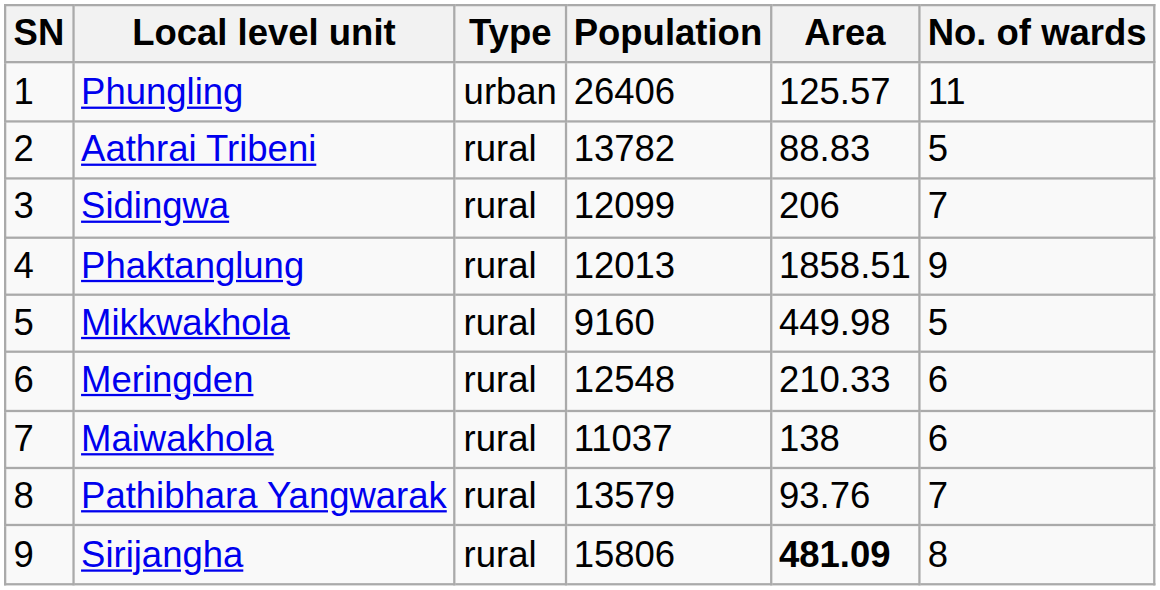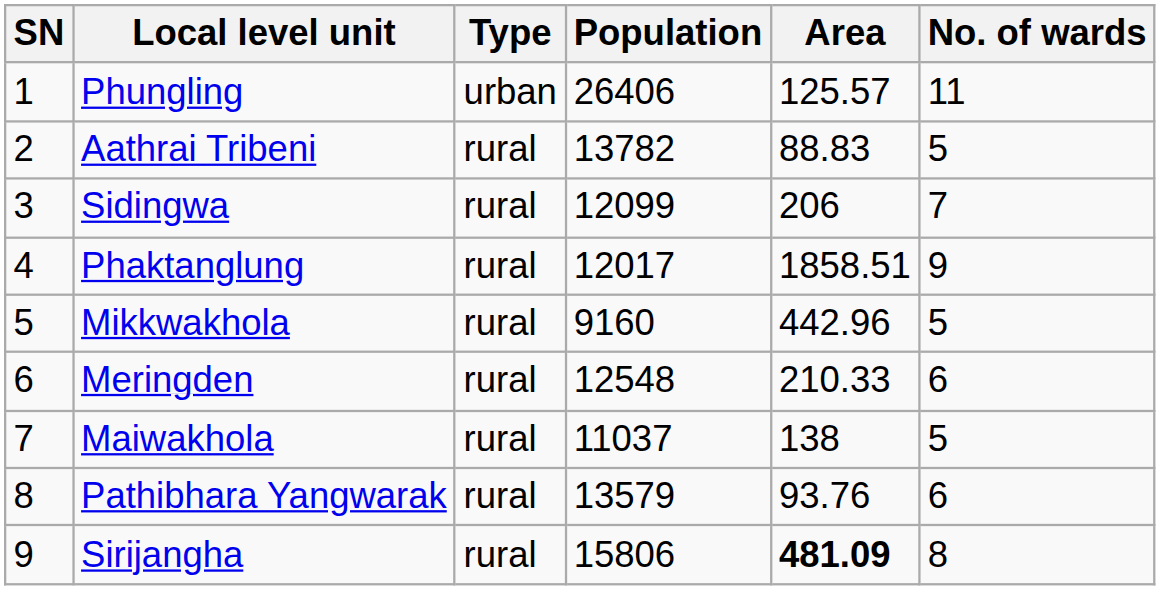(624, 264) 12013 -> (624, 264) 12017
(835, 322) 449.98 -> (835, 322) 442.96
(938, 438) 6 -> (938, 438) 5
(938, 496) 7 -> (938, 496) 6
